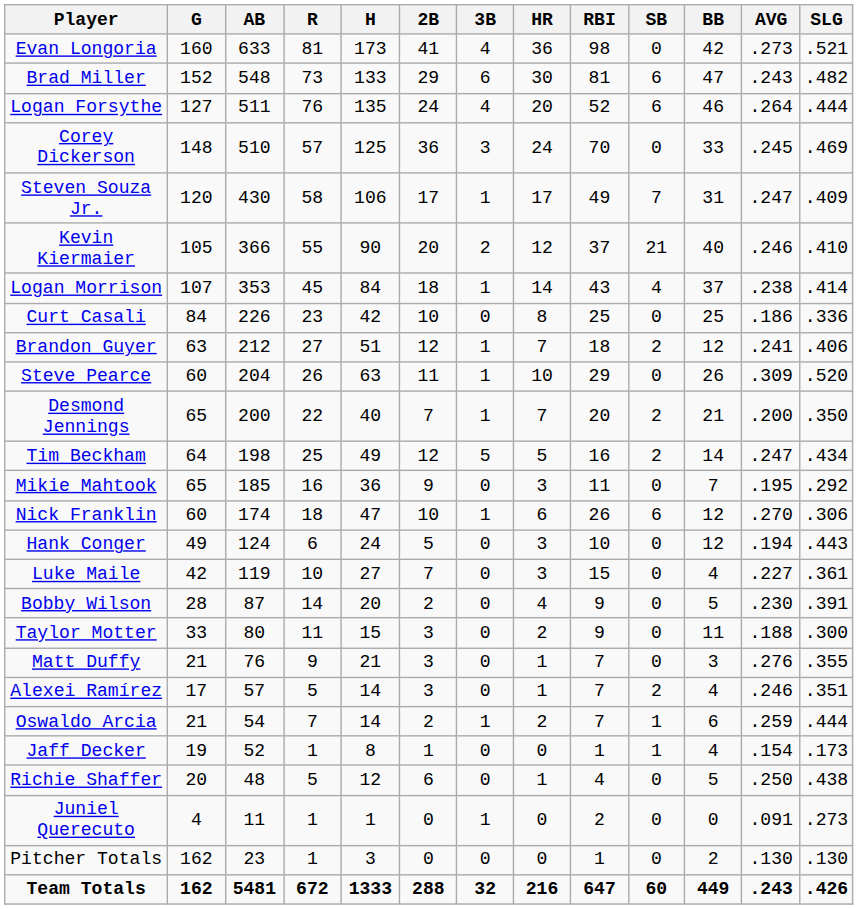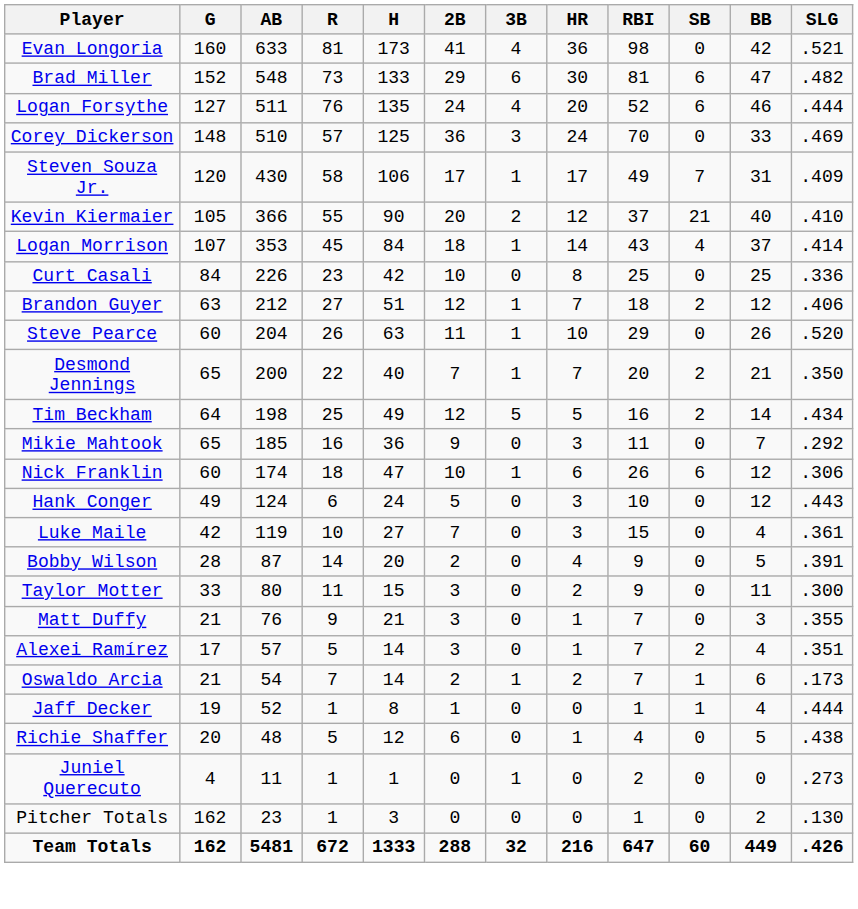- column: (771, 19)
(827, 721) .444 -> (822, 680) .173
(827, 751) .173 -> (822, 709) .444
